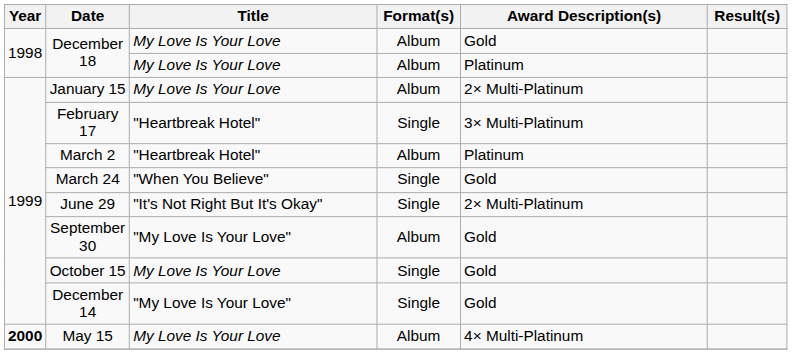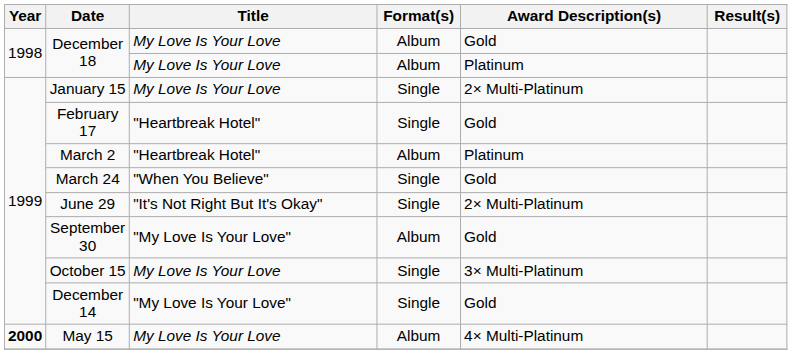(419, 89) Album -> (419, 89) Single
(524, 122) 3× Multi-Platinum -> (480, 122) Gold
(480, 270) Gold -> (524, 270) 3× Multi-Platinum
